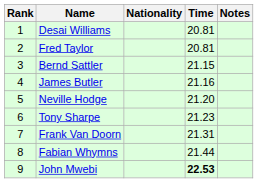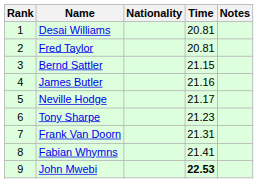(201, 100) 21.20 -> (201, 100) 21.17
(201, 152) 21.44 -> (201, 152) 21.41
